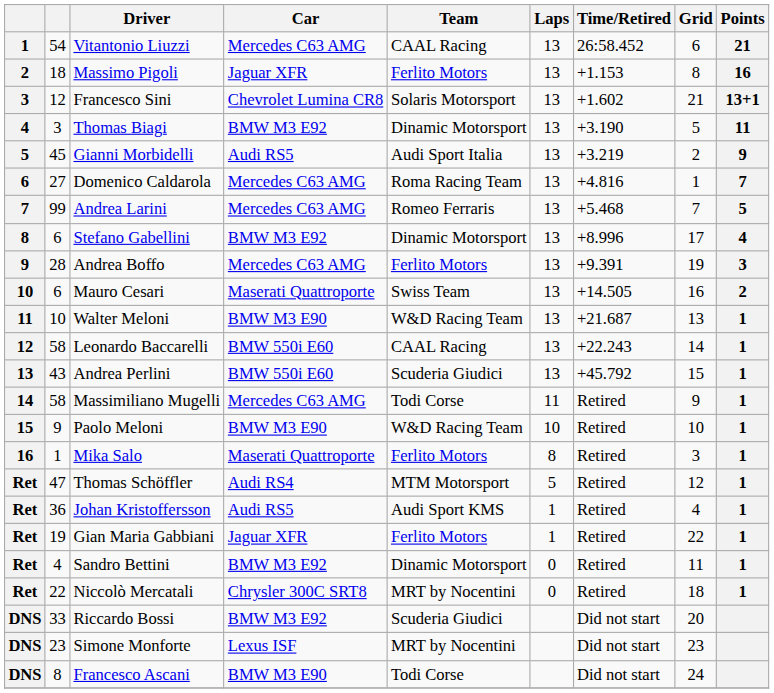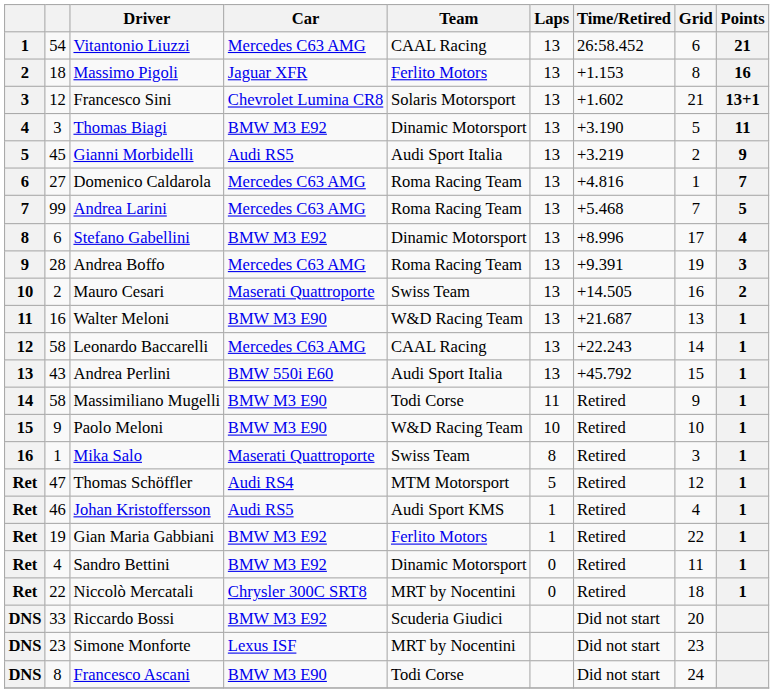(443, 209) Romeo Ferraris -> (456, 209) Roma Racing Team
(439, 264) Ferlito Motors -> (456, 264) Roma Racing Team
(57, 291) 6 -> (57, 291) 2
(57, 318) 10 -> (57, 318) 16
(281, 346) BMW 550i E60 -> (297, 346) Mercedes C63 AMG
(447, 373) Scuderia Giudici -> (447, 373) Audi Sport Italia
(297, 400) Mercedes C63 AMG -> (277, 400) BMW M3 E90
(439, 455) Ferlito Motors -> (430, 455) Swiss Team
(57, 510) 36 -> (57, 510) 46
(268, 537) Jaguar XFR -> (277, 537) BMW M3 E92
